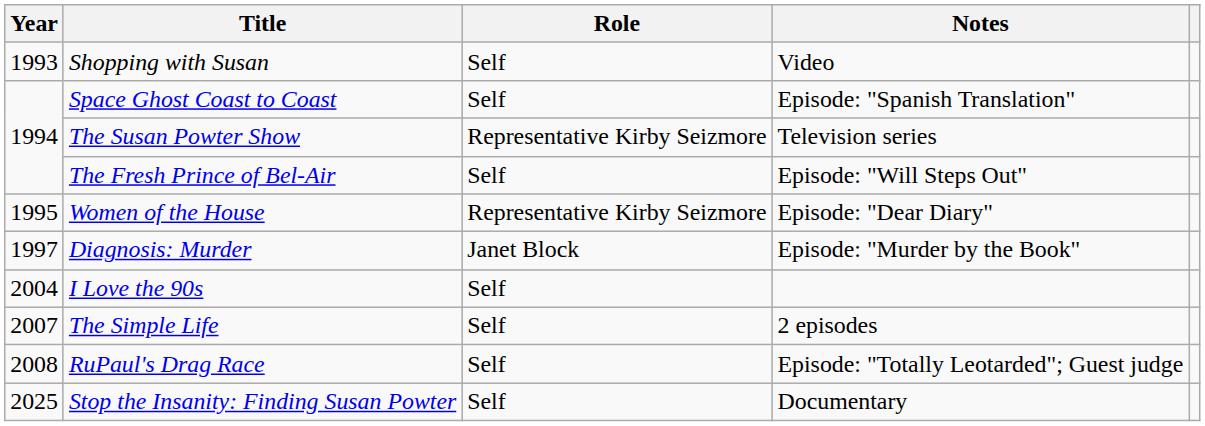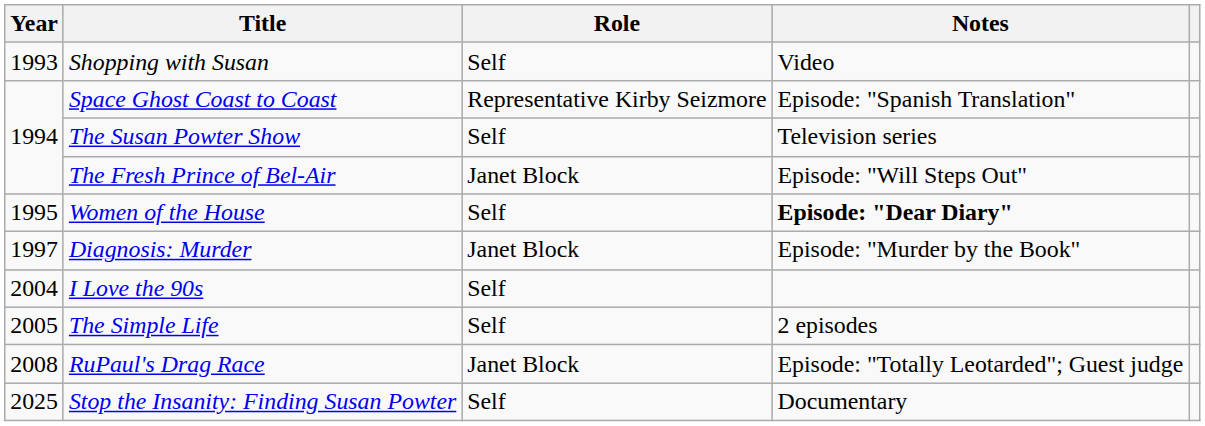(486, 99) Self -> (617, 99) Representative Kirby Seizmore
(617, 136) Representative Kirby Seizmore -> (486, 136) Self
(486, 174) Self -> (523, 174) Janet Block
(617, 212) Representative Kirby Seizmore -> (486, 212) Self
(885, 212) normal -> (895, 212) bold
(34, 325) 2007 -> (34, 325) 2005
(486, 363) Self -> (523, 363) Janet Block
